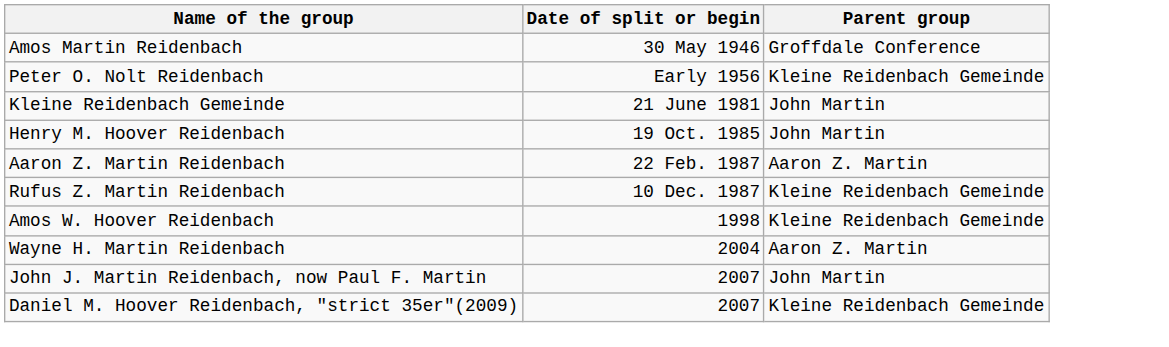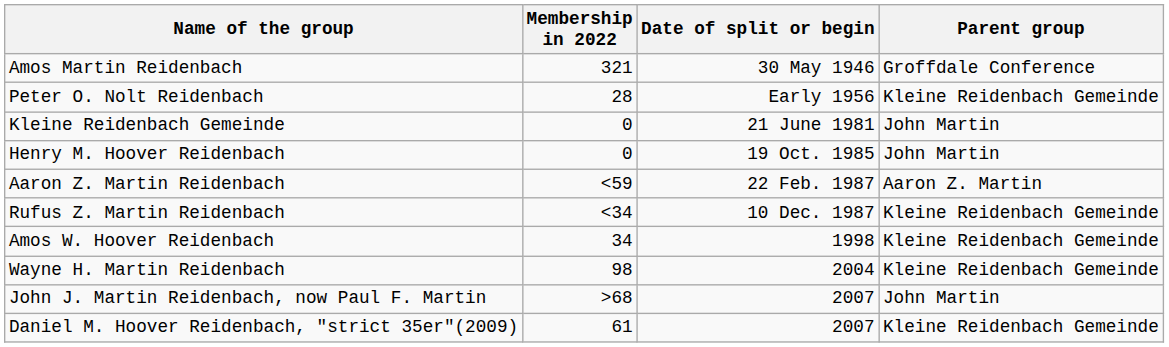+ column: (580, 29)
(848, 250) Aaron Z. Martin -> (1021, 270) Kleine Reidenbach Gemeinde
